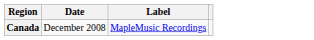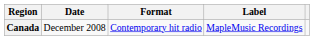+ column: (156, 12)
